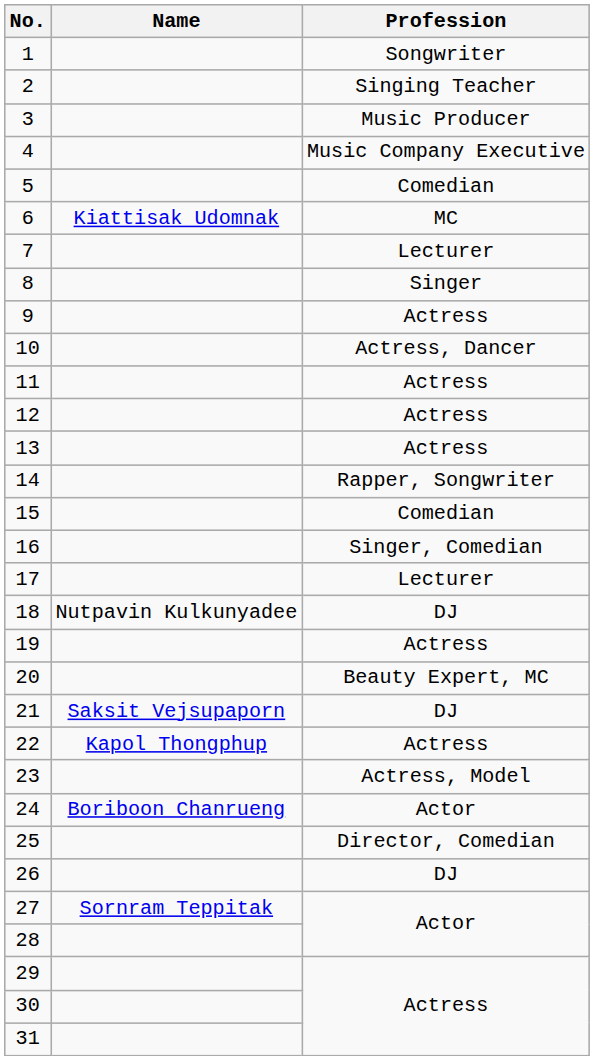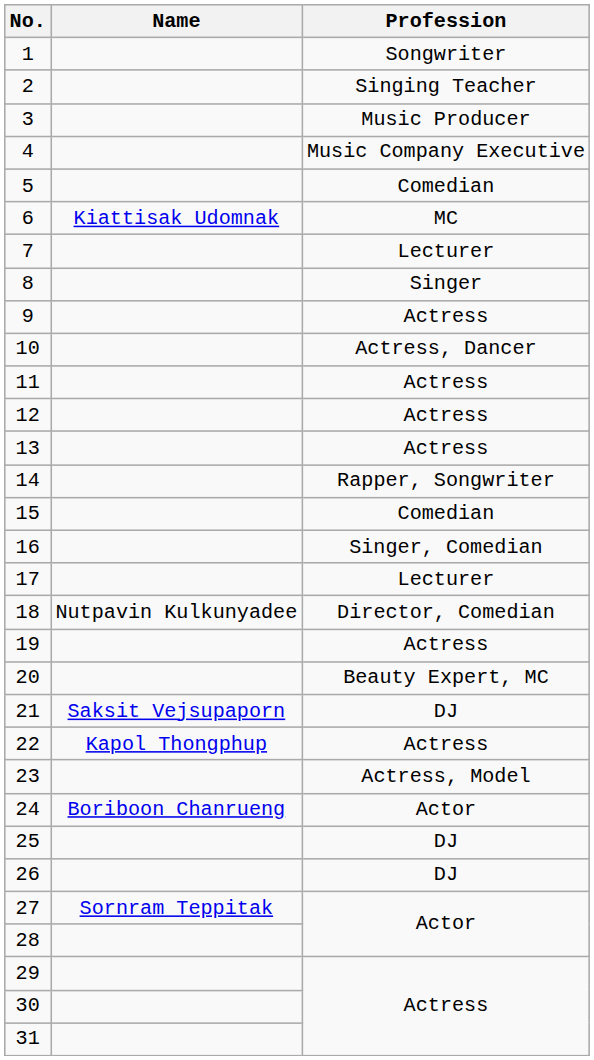(446, 612) DJ -> (446, 612) Director, Comedian
(446, 842) Director, Comedian -> (446, 842) DJ
